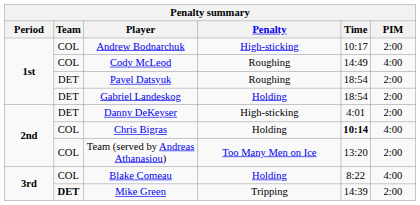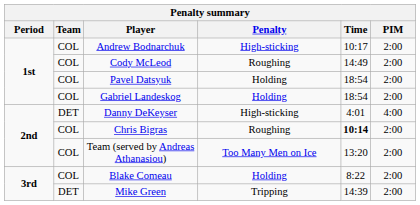(393, 63) 4:00 -> (393, 63) 2:00
(68, 79) DET -> (68, 79) COL
(269, 79) Roughing -> (269, 79) Holding
(68, 96) DET -> (68, 96) COL
(393, 113) 2:00 -> (393, 113) 4:00
(269, 130) Holding -> (269, 130) Roughing
(393, 130) 4:00 -> (393, 130) 2:00
(393, 175) 4:00 -> (393, 175) 2:00
(68, 192) bold -> (68, 192) normal
